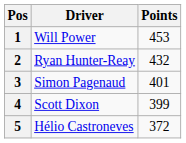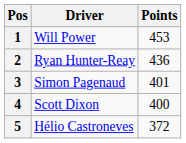(159, 60) 432 -> (159, 60) 436
(159, 105) 399 -> (159, 105) 400
